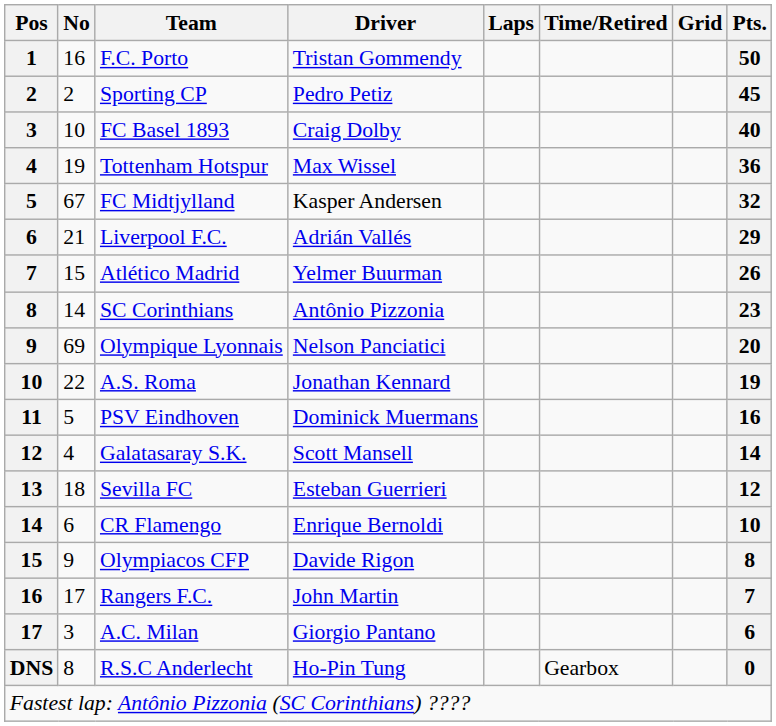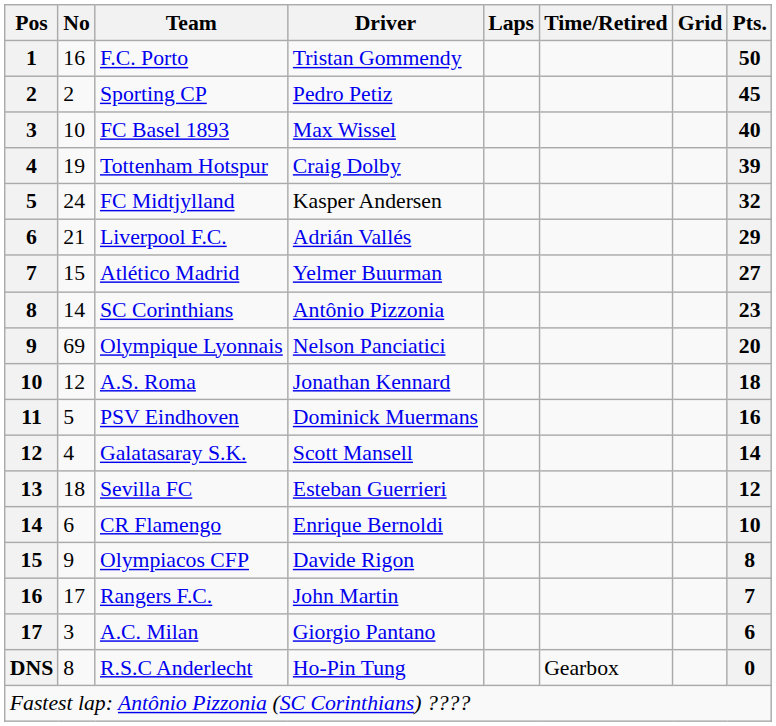(347, 130) Craig Dolby -> (344, 130) Max Wissel
(344, 165) Max Wissel -> (347, 165) Craig Dolby
(750, 165) 36 -> (750, 165) 39
(74, 201) 67 -> (74, 201) 24
(750, 273) 26 -> (750, 273) 27
(74, 381) 22 -> (74, 381) 12
(750, 381) 19 -> (750, 381) 18
